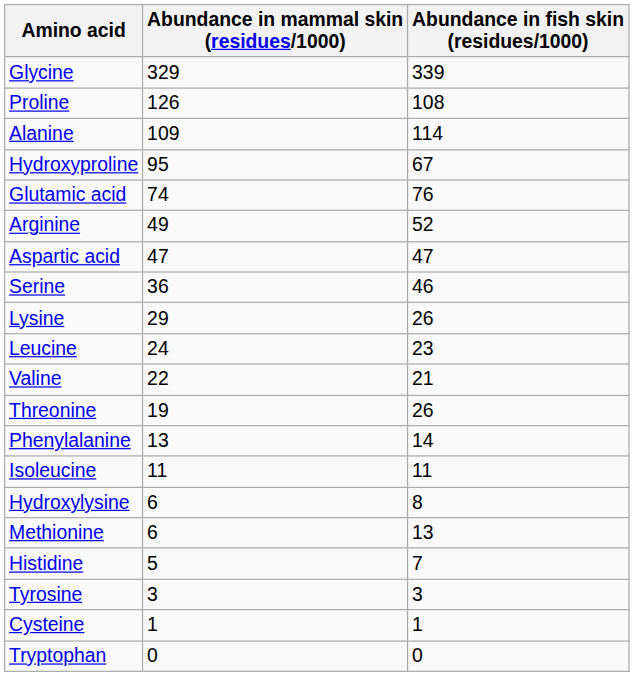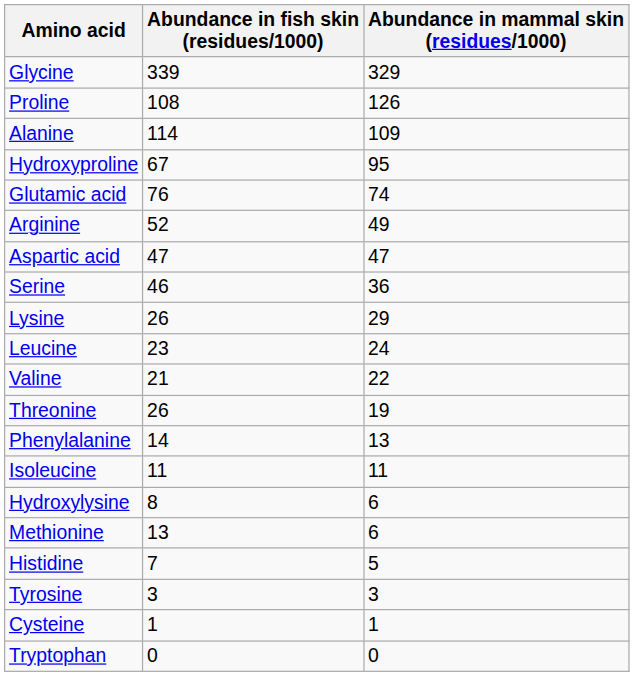columns swapped: (275, 30) <-> (518, 30)
